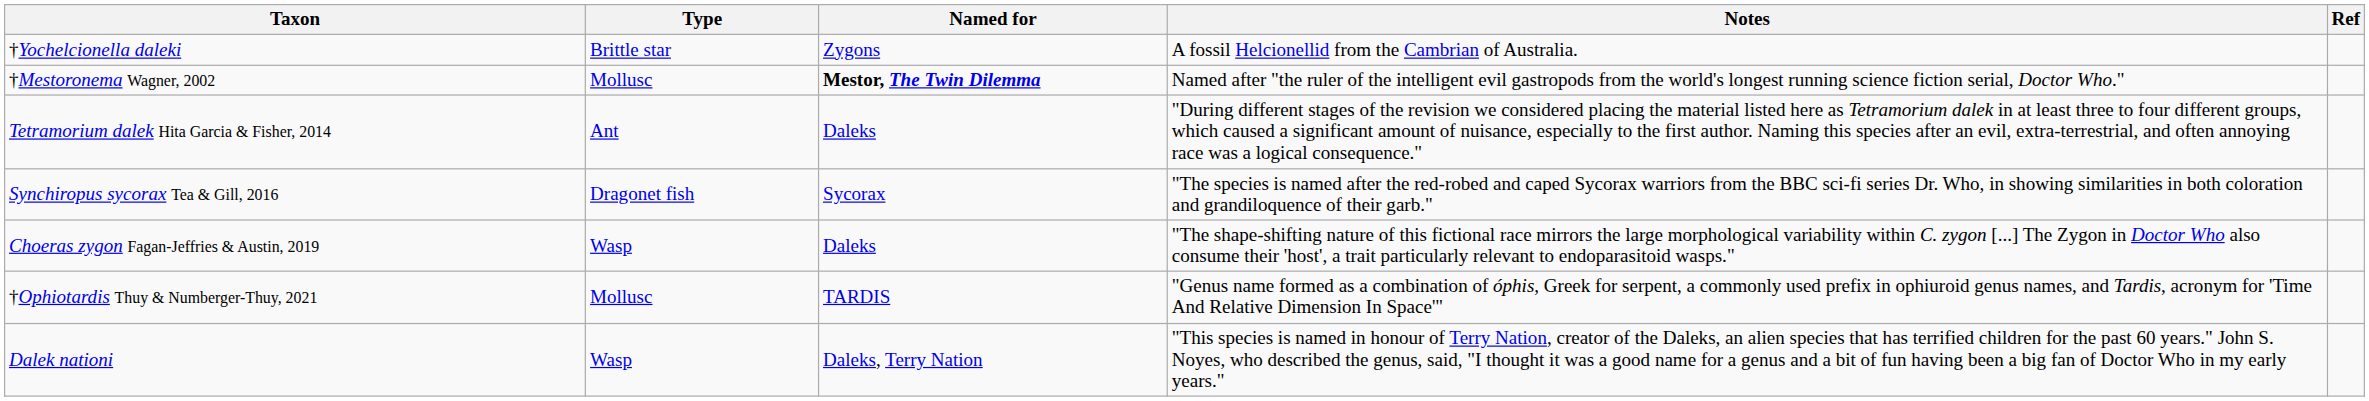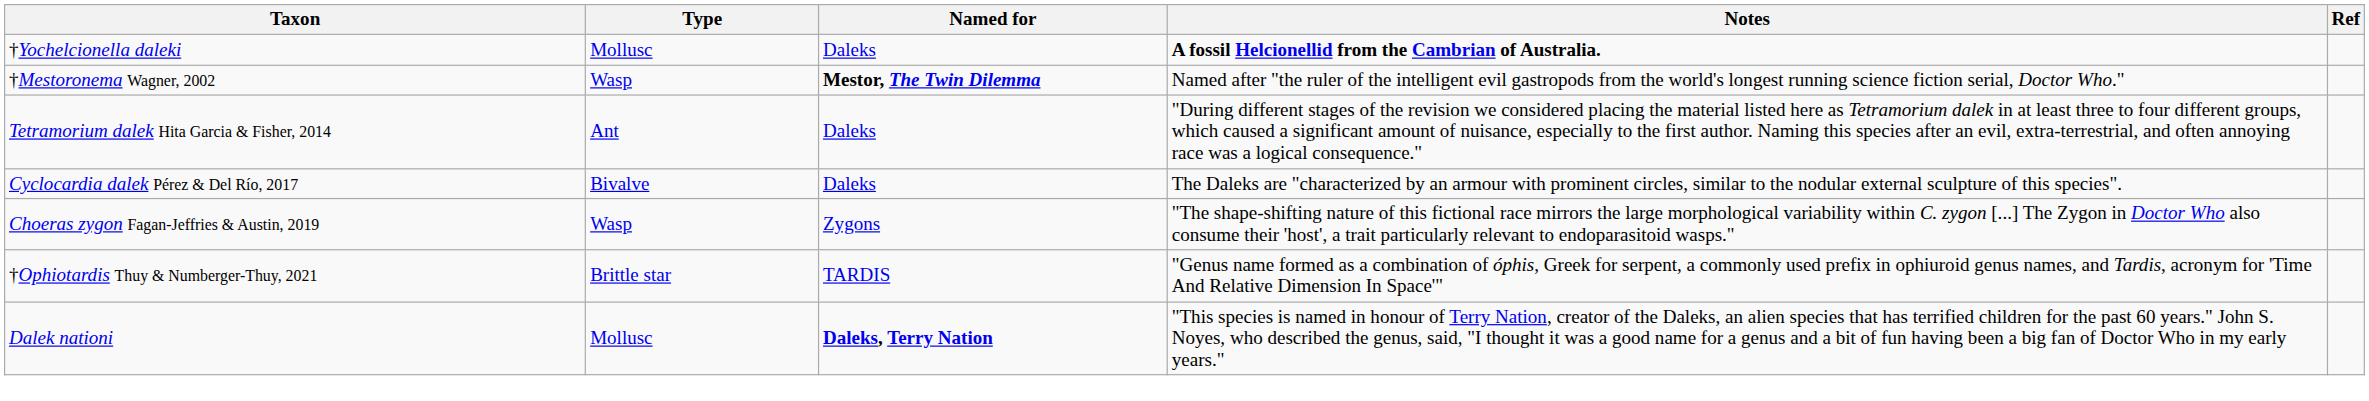(631, 49) Brittle star -> (621, 49) Mollusc
(852, 49) Zygons -> (849, 49) Daleks
(1375, 49) normal -> (1386, 49) bold
(621, 79) Mollusc -> (611, 79) Wasp
- row: (144, 193)
+ row: (154, 183)
(849, 245) Daleks -> (852, 224) Zygons
(621, 297) Mollusc -> (631, 275) Brittle star
(611, 359) Wasp -> (621, 338) Mollusc
(903, 359) normal -> (908, 338) bold
